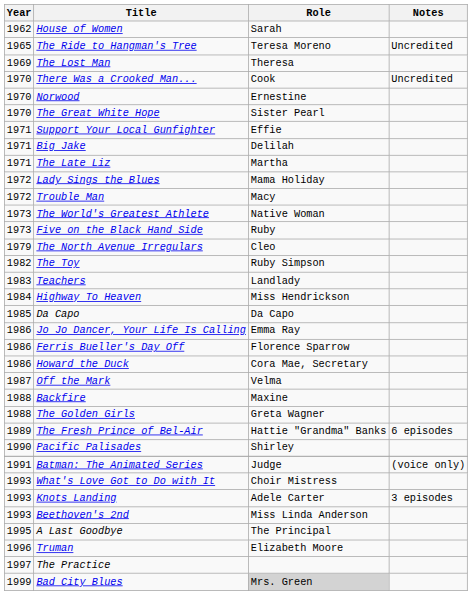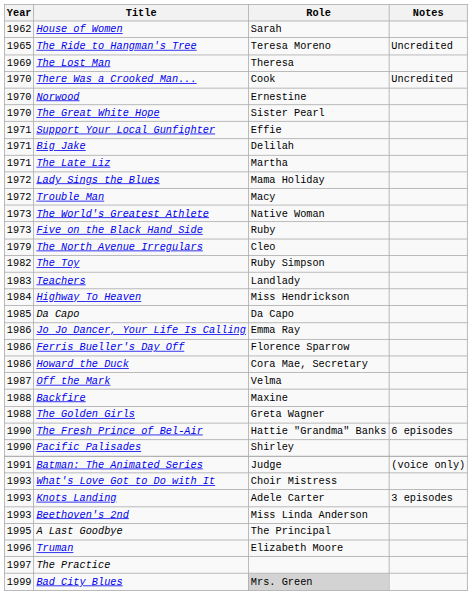(19, 431) 1989 -> (19, 431) 1990
